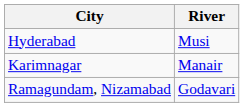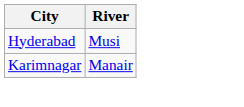- row: (89, 89)
